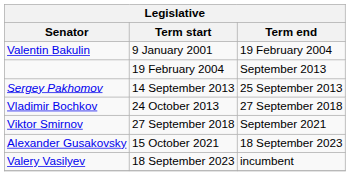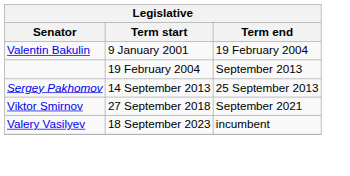- row: (52, 106)
- row: (67, 143)
